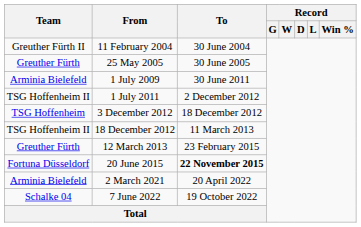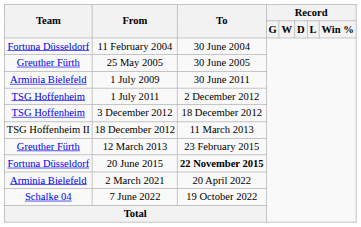(48, 46) Greuther Fürth II -> (48, 46) Fortuna Düsseldorf
(48, 96) TSG Hoffenheim II -> (48, 96) TSG Hoffenheim
